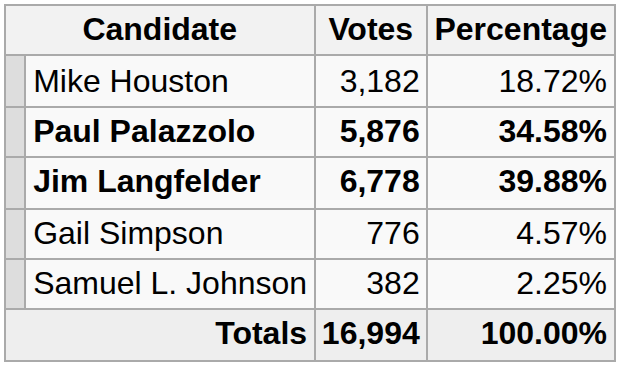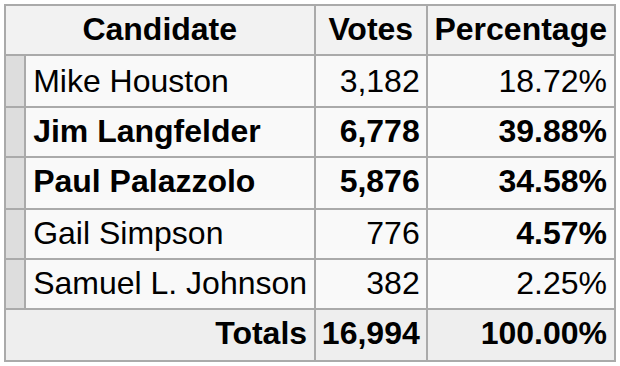rows swapped: (144, 131) <-> (147, 182)
(562, 232) normal -> (562, 232) bold
